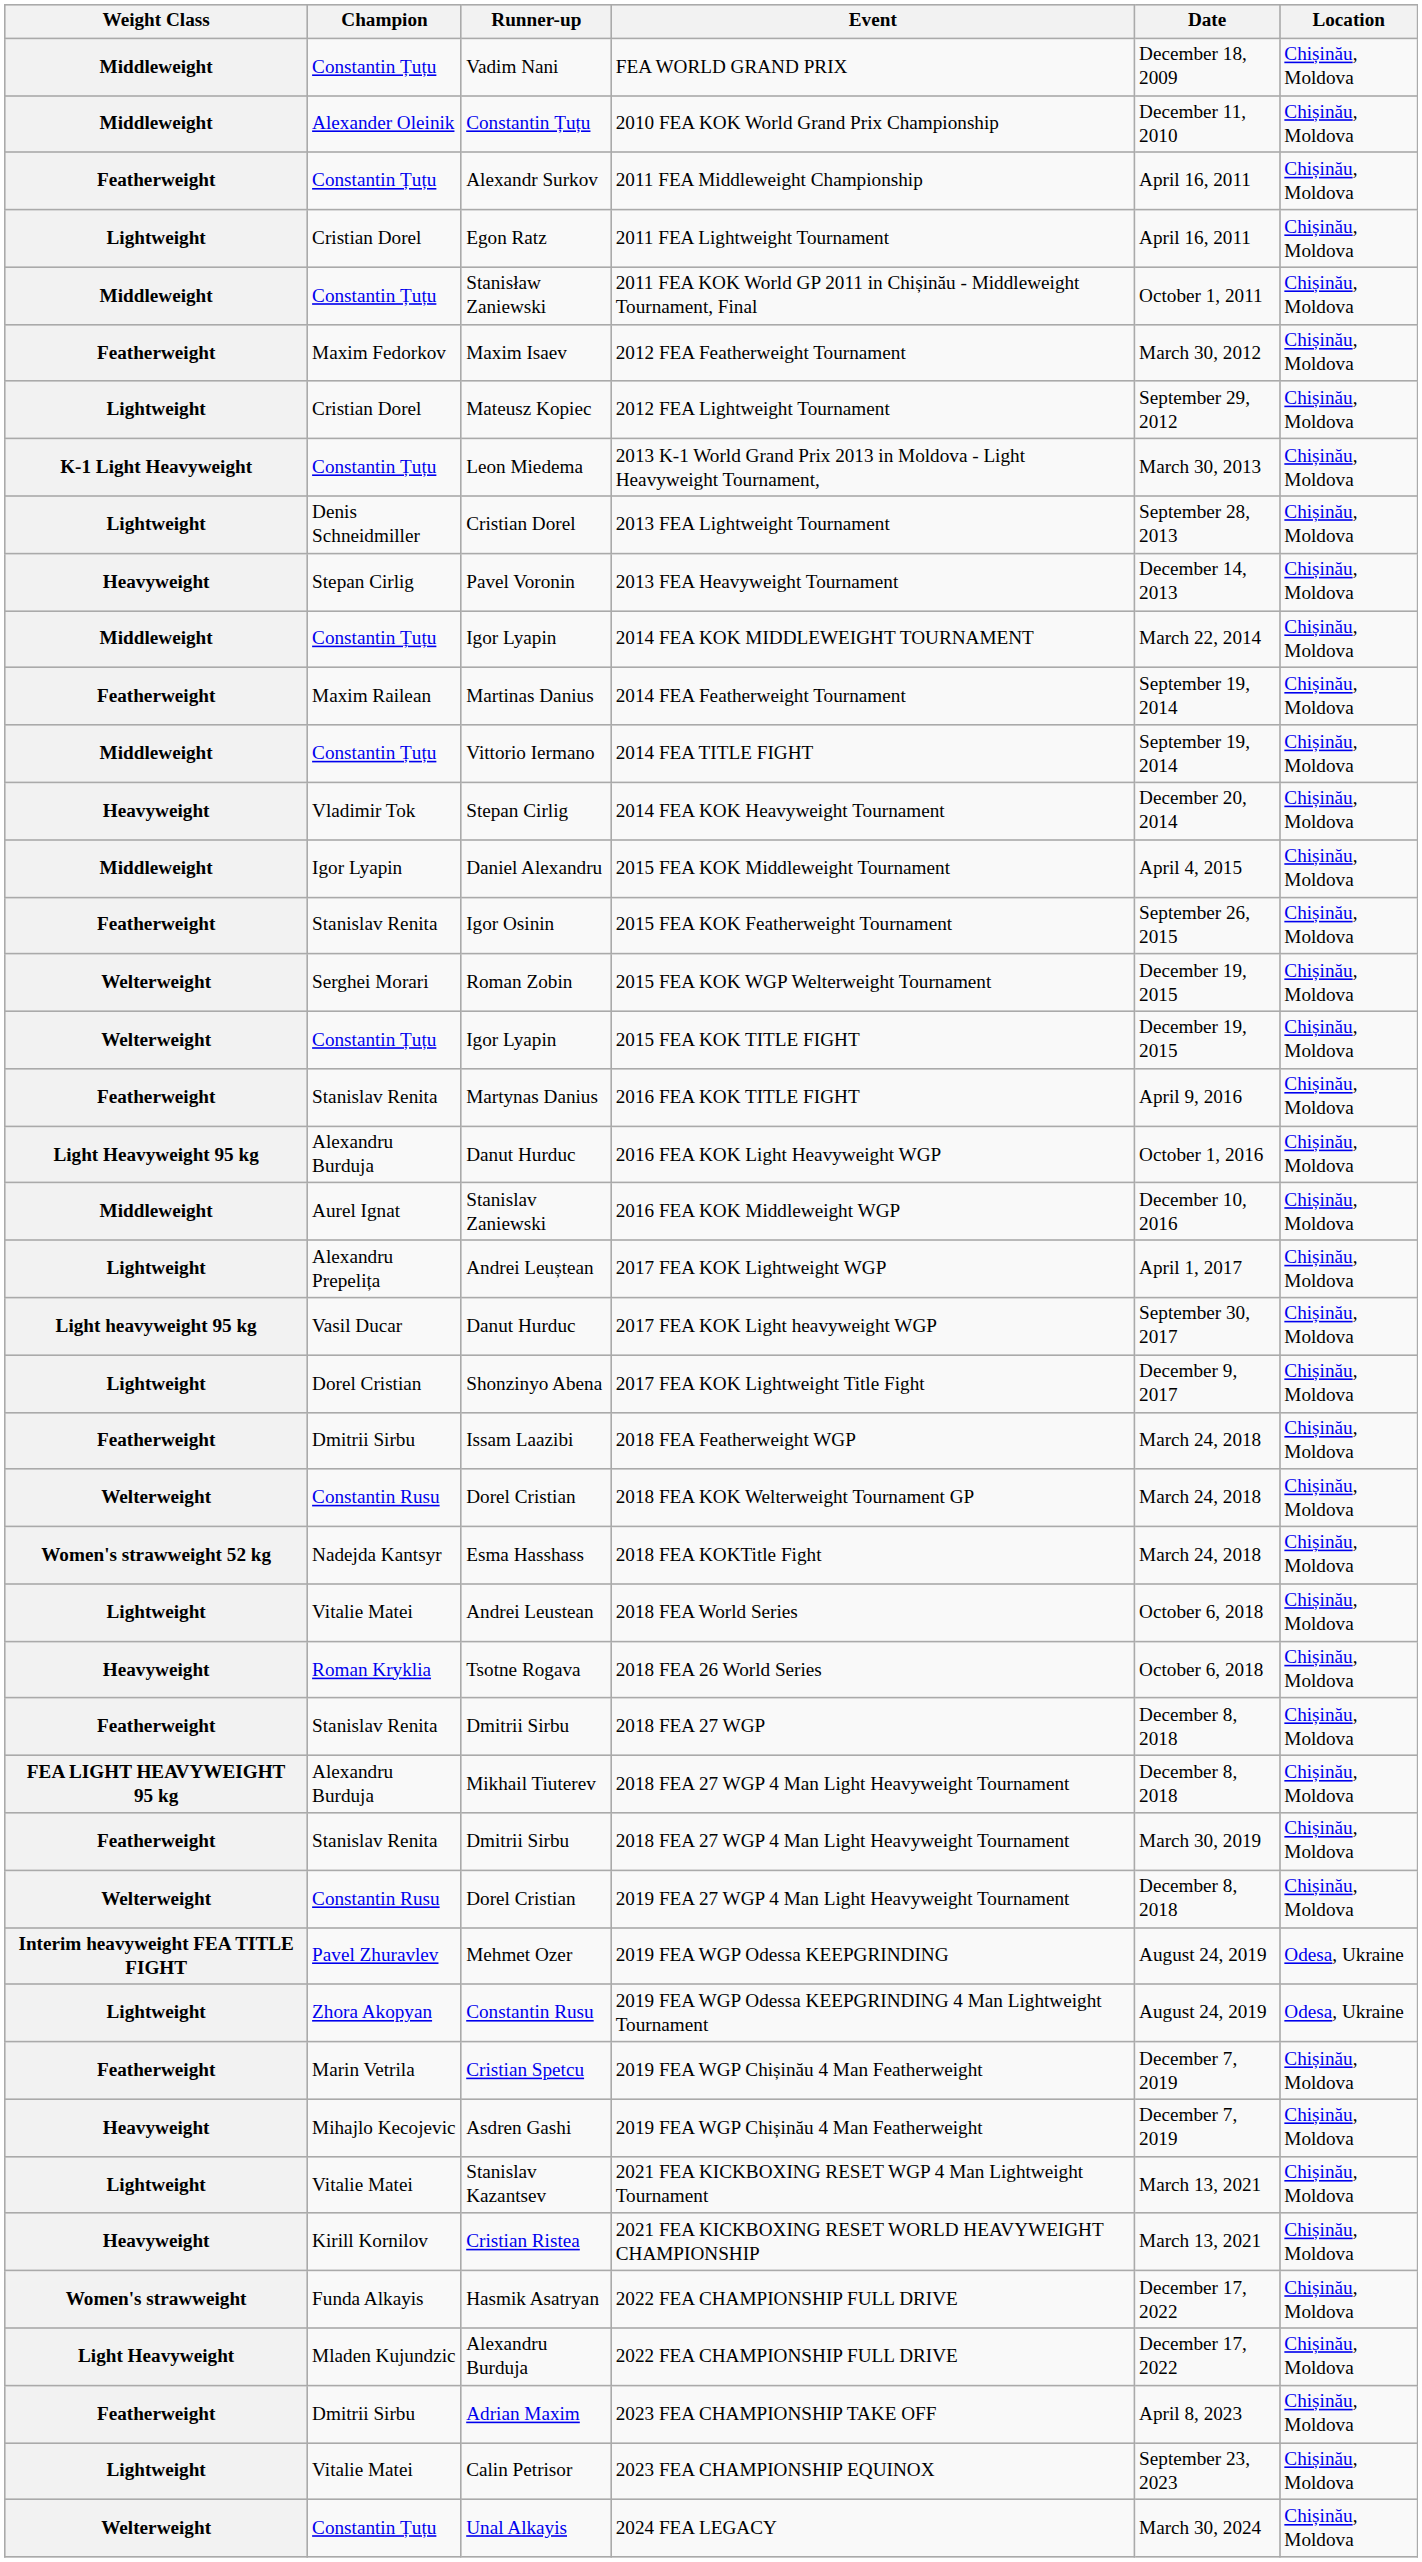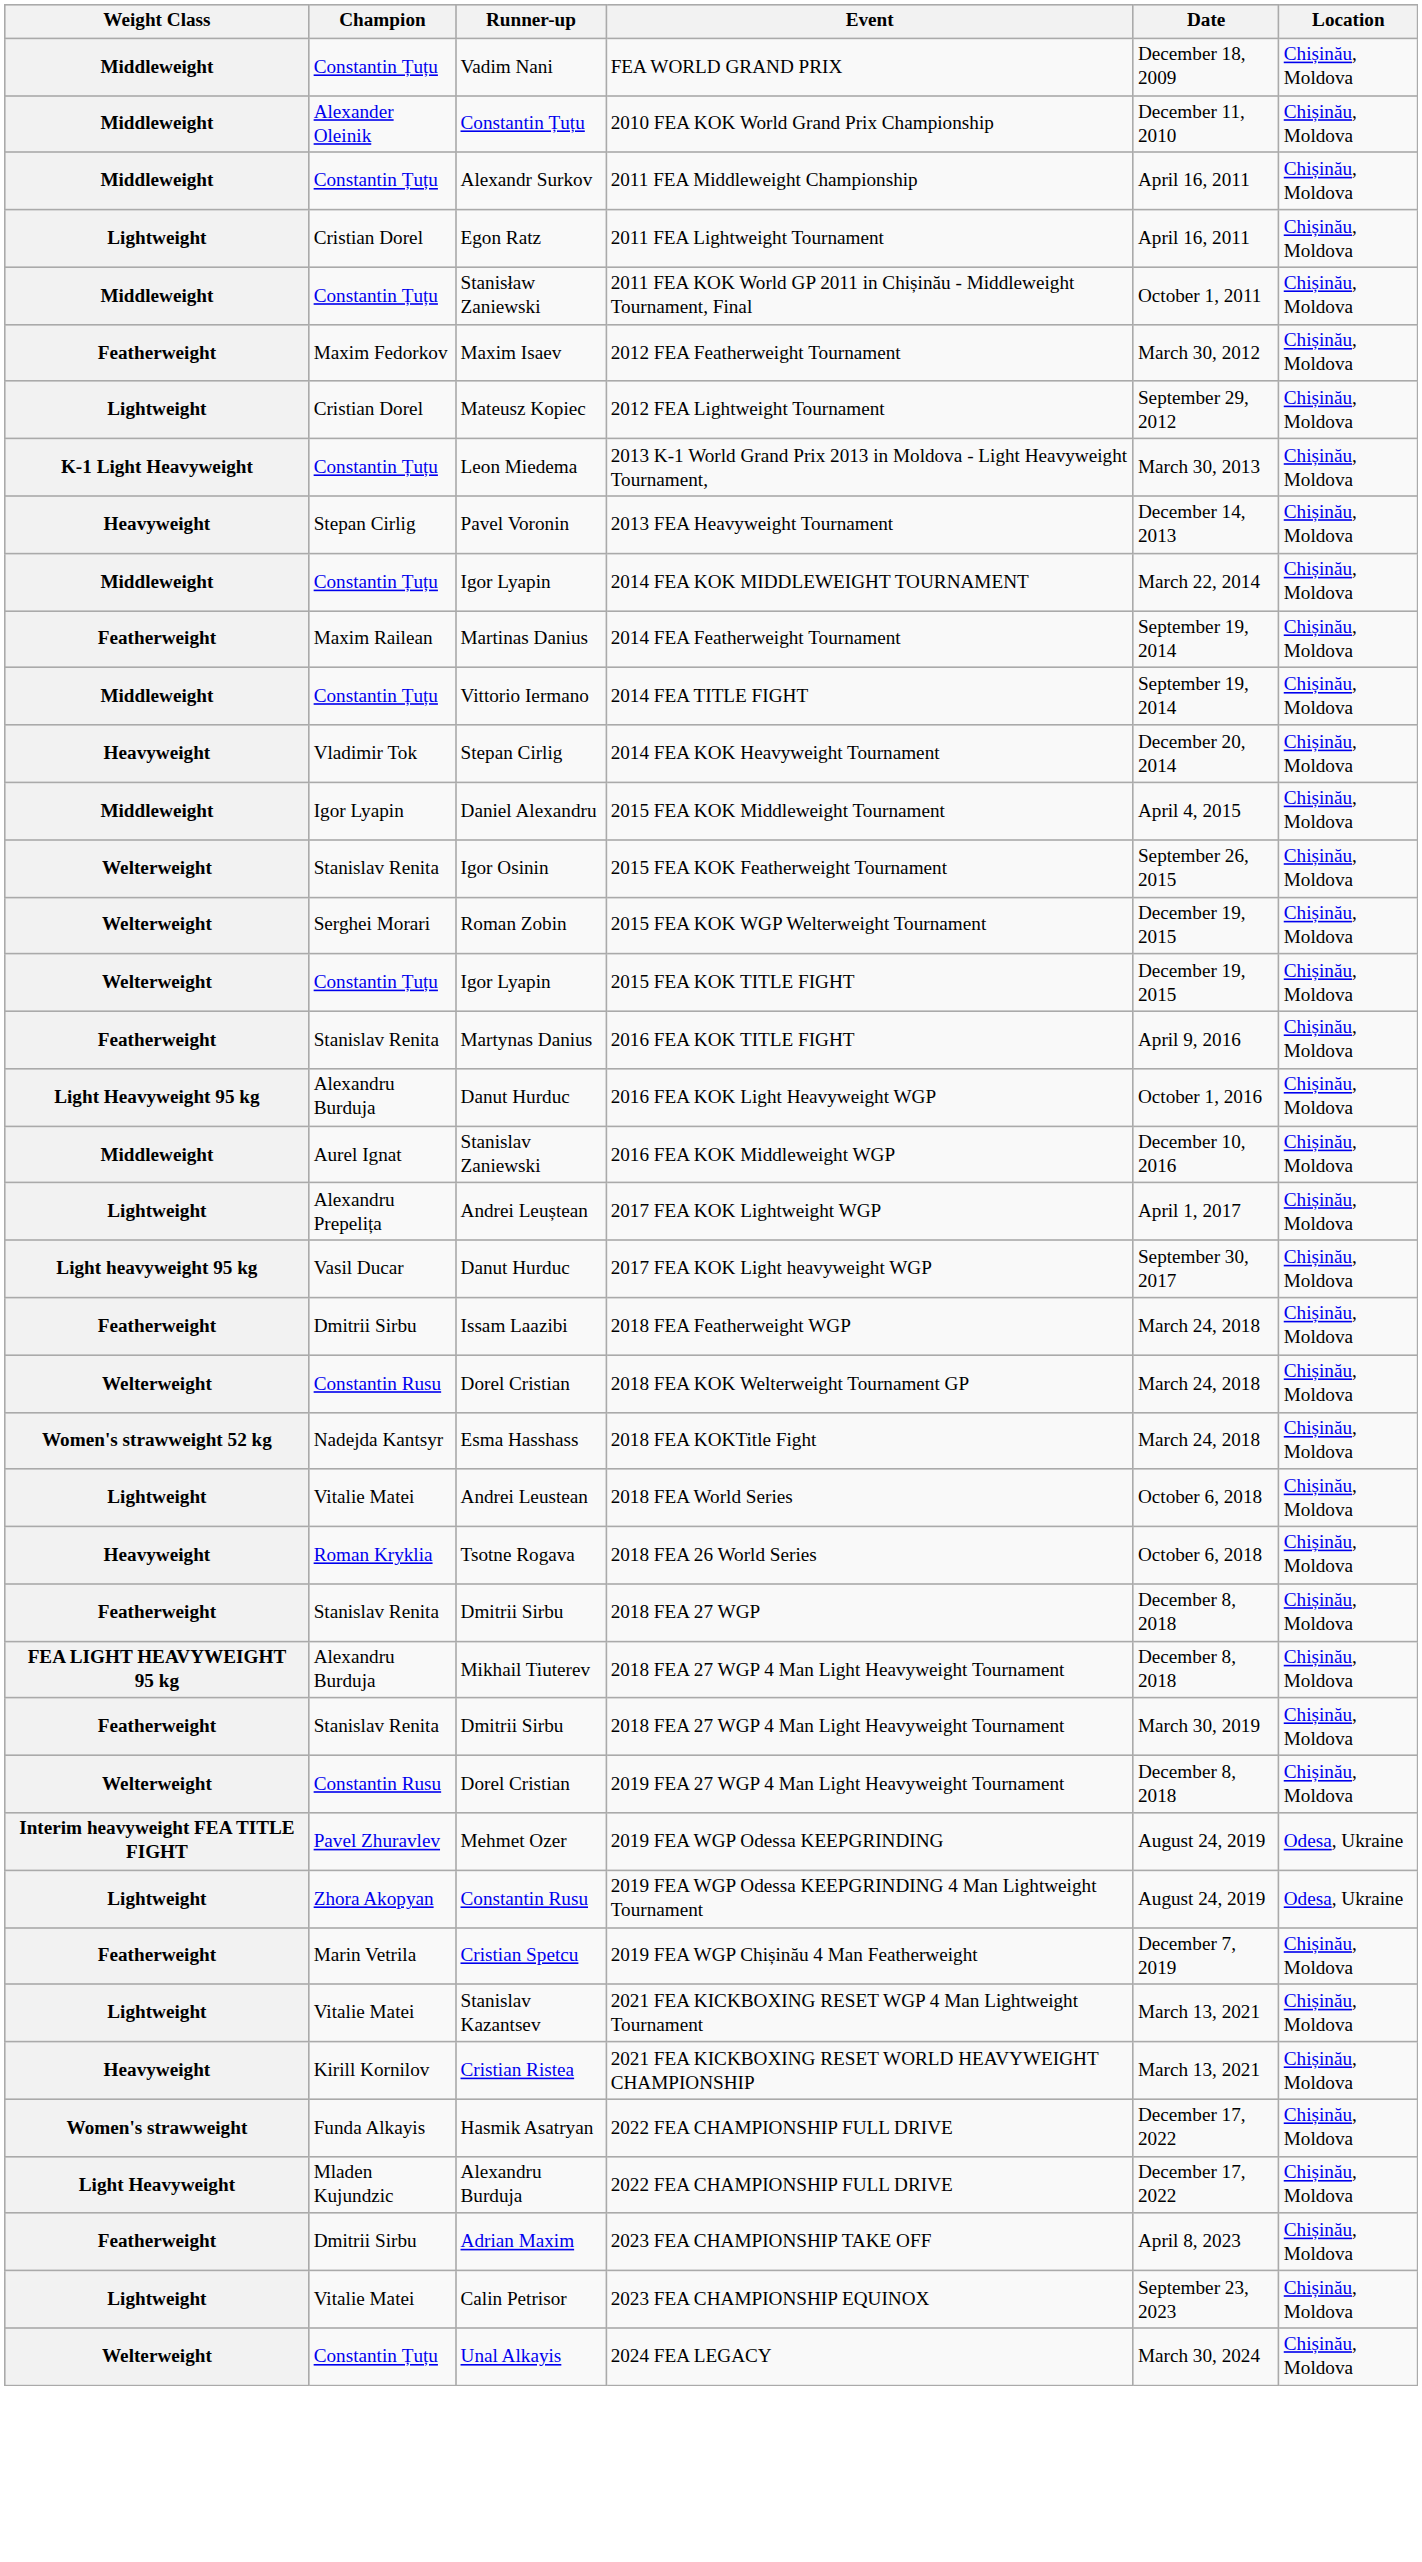(156, 180) Featherweight -> (157, 180) Middleweight
- row: (521, 524)
(156, 925) Featherweight -> (157, 867) Welterweight
- row: (534, 1383)
- row: (519, 2127)
